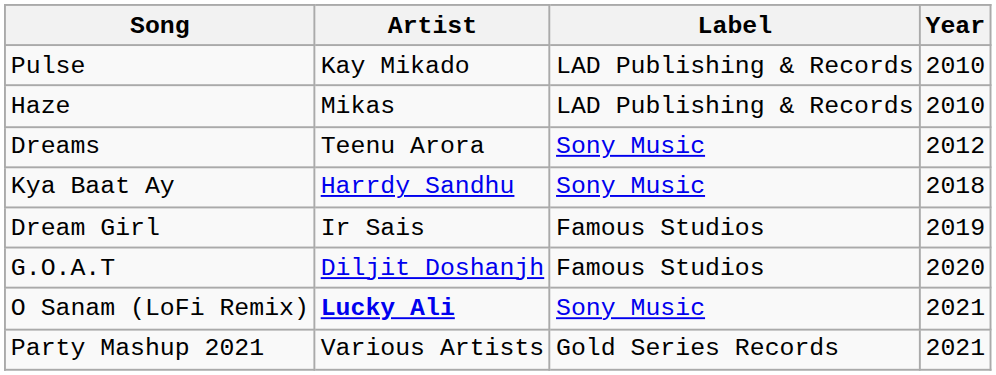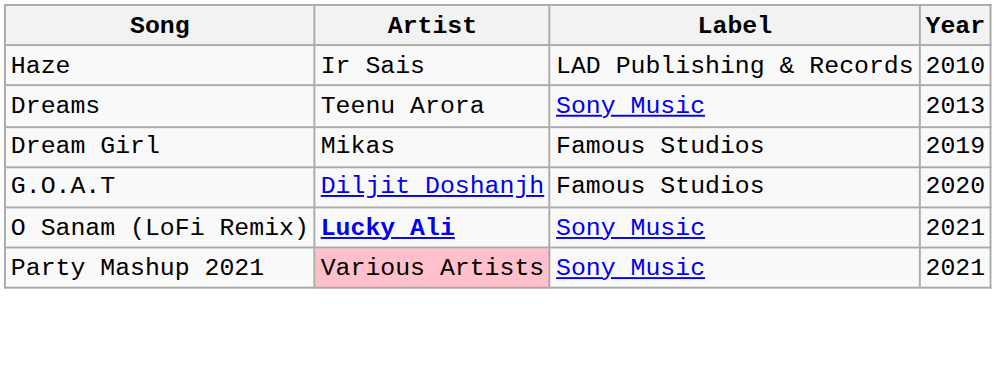- row: (48, 66)
(358, 106) Mikas -> (373, 66) Ir Sais
(955, 147) 2012 -> (955, 106) 2013
- row: (93, 187)
(373, 228) Ir Sais -> (358, 147) Mikas
(432, 349) no background -> (432, 268) pink background
(698, 349) Gold Series Records -> (631, 268) Sony Music
